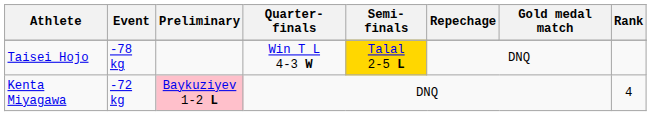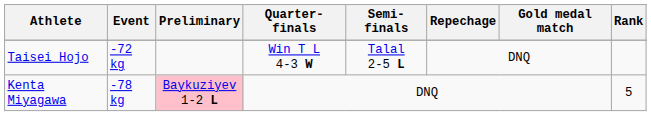(121, 57) -78 kg -> (121, 57) -72 kg
(386, 57) gold background -> (386, 57) no background
(121, 93) -72 kg -> (121, 93) -78 kg
(629, 93) 4 -> (629, 93) 5
